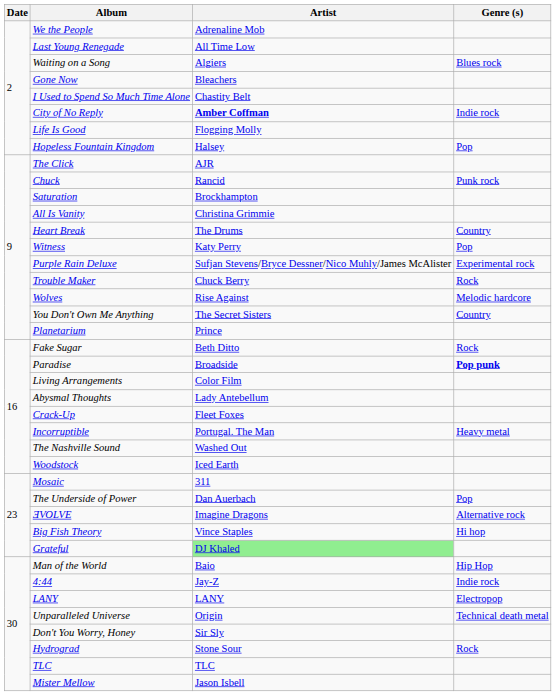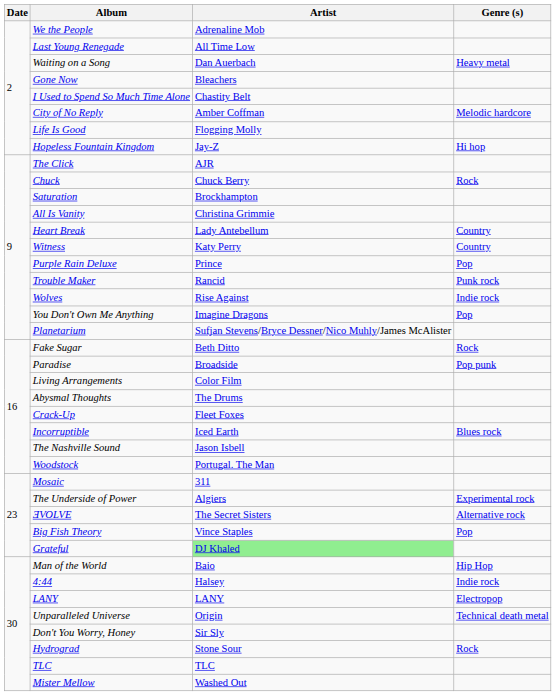(210, 63) Algiers -> (225, 63) Dan Auerbach
(479, 63) Blues rock -> (483, 63) Heavy metal
(232, 113) bold -> (230, 113) normal
(478, 113) Indie rock -> (494, 113) Melodic hardcore
(210, 146) Halsey -> (207, 146) Jay-Z
(464, 146) Pop -> (471, 146) Hi hop
(210, 180) Rancid -> (222, 180) Chuck Berry
(478, 180) Punk rock -> (467, 180) Rock
(219, 230) The Drums -> (232, 230) Lady Antebellum
(464, 247) Pop -> (473, 247) Country
(323, 264) Sufjan Stevens/Bryce Dessner/Nico Muhly/James McAlister -> (208, 264) Prince
(495, 264) Experimental rock -> (464, 264) Pop
(222, 280) Chuck Berry -> (210, 280) Rancid
(467, 280) Rock -> (478, 280) Punk rock
(494, 297) Melodic hardcore -> (478, 297) Indie rock
(233, 314) The Secret Sisters -> (231, 314) Imagine Dragons
(473, 314) Country -> (464, 314) Pop
(208, 331) Prince -> (323, 331) Sufjan Stevens/Bryce Dessner/Nico Muhly/James McAlister
(478, 364) bold -> (476, 364) normal
(232, 398) Lady Antebellum -> (219, 398) The Drums
(235, 431) Portugal. The Man -> (217, 431) Iced Earth
(483, 431) Heavy metal -> (479, 431) Blues rock
(221, 448) Washed Out -> (220, 448) Jason Isbell
(217, 465) Iced Earth -> (235, 465) Portugal. The Man
(225, 498) Dan Auerbach -> (210, 498) Algiers
(464, 498) Pop -> (495, 498) Experimental rock
(231, 515) Imagine Dragons -> (233, 515) The Secret Sisters
(471, 532) Hi hop -> (464, 532) Pop
(207, 582) Jay-Z -> (210, 582) Halsey
(220, 682) Jason Isbell -> (221, 682) Washed Out
